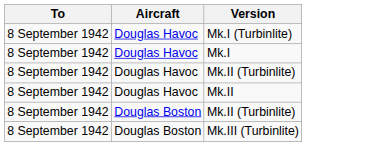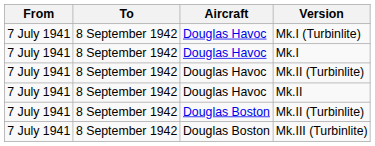+ column: (39, 14)
